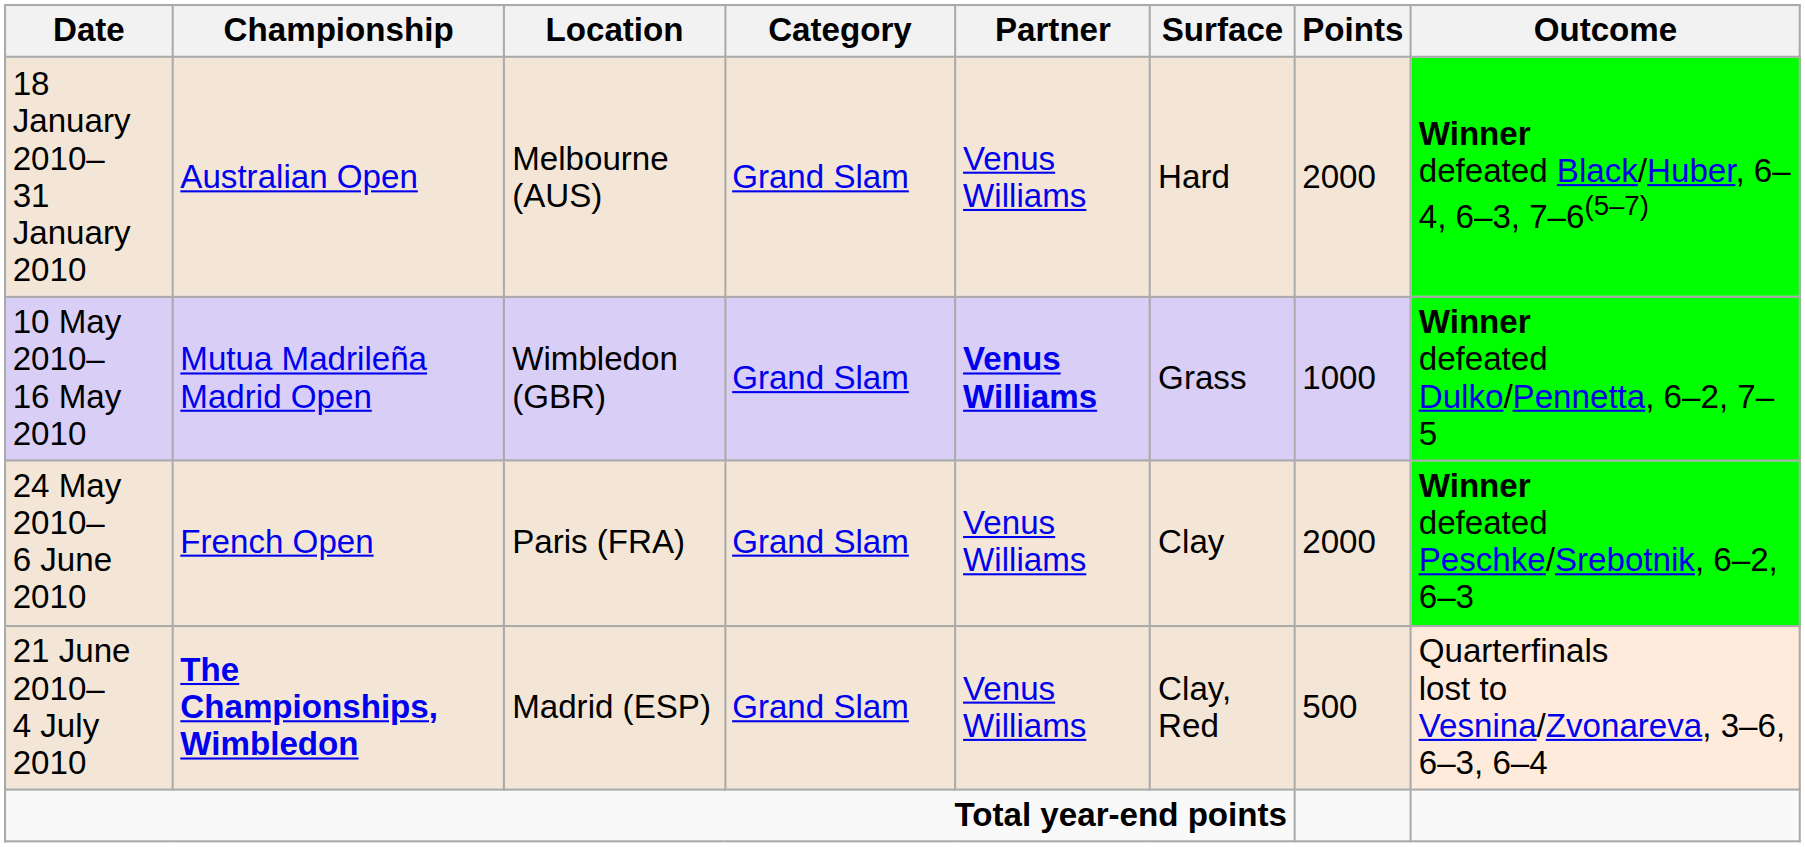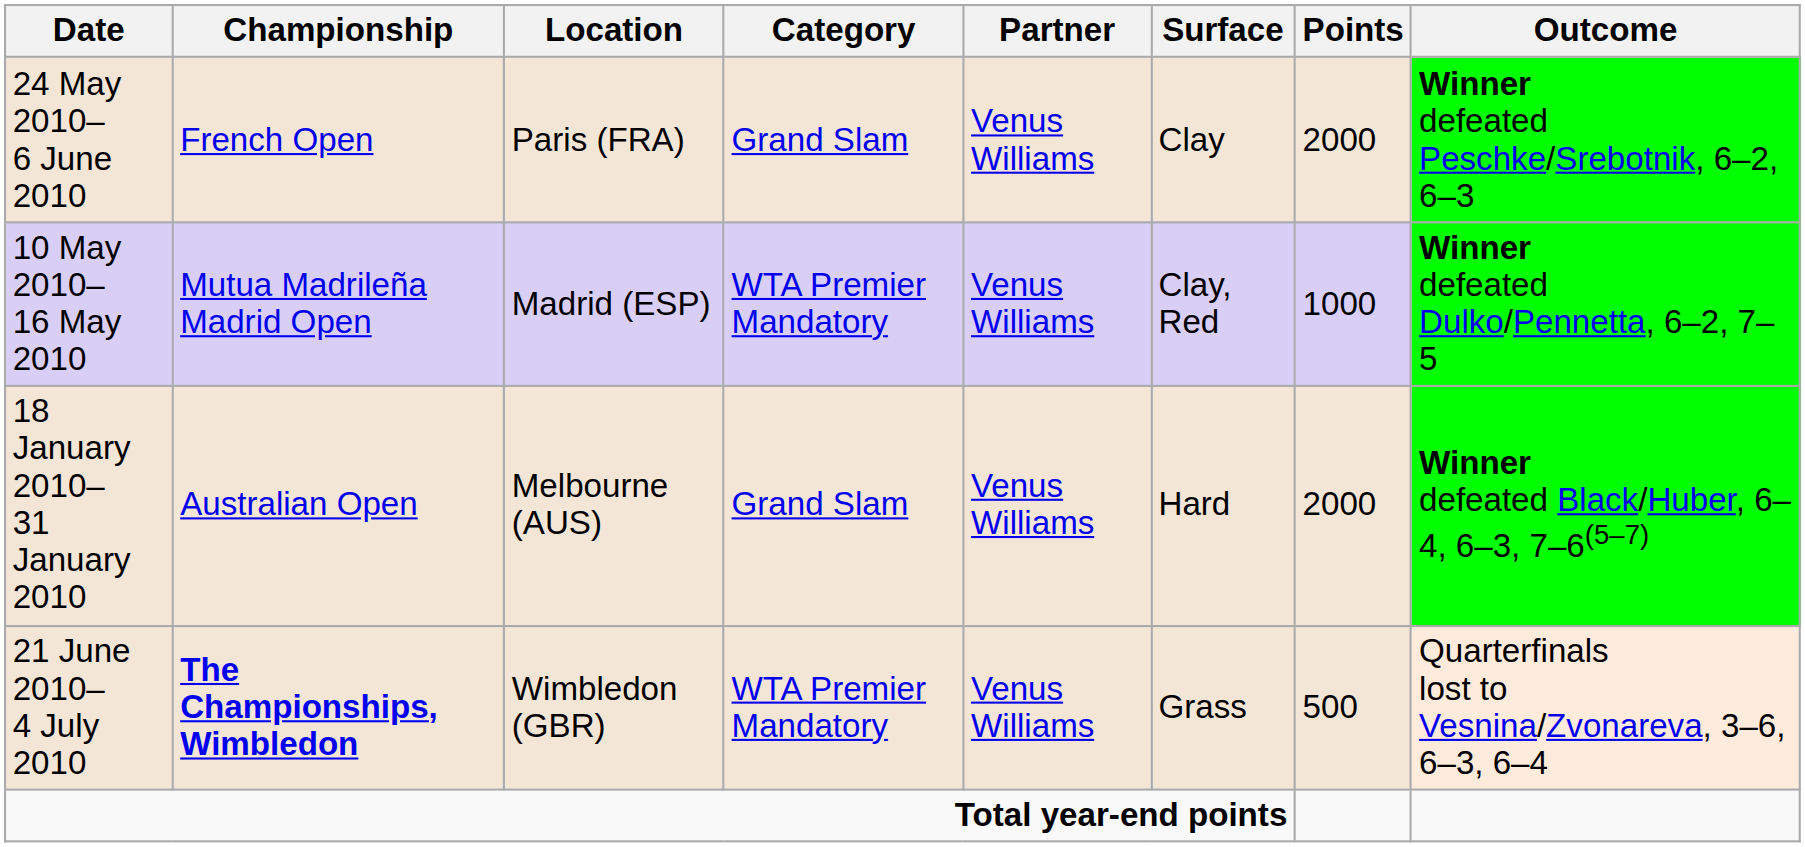rows swapped: (72, 176) <-> (67, 542)
(595, 378) Wimbledon (GBR) -> (611, 303) Madrid (ESP)
(821, 378) Grand Slam -> (829, 303) WTA Premier Mandatory
(1030, 378) bold -> (1033, 303) normal
(1202, 378) Grass -> (1195, 303) Clay, Red
(612, 706) Madrid (ESP) -> (595, 706) Wimbledon (GBR)
(821, 706) Grand Slam -> (829, 706) WTA Premier Mandatory
(1195, 706) Clay, Red -> (1203, 706) Grass
